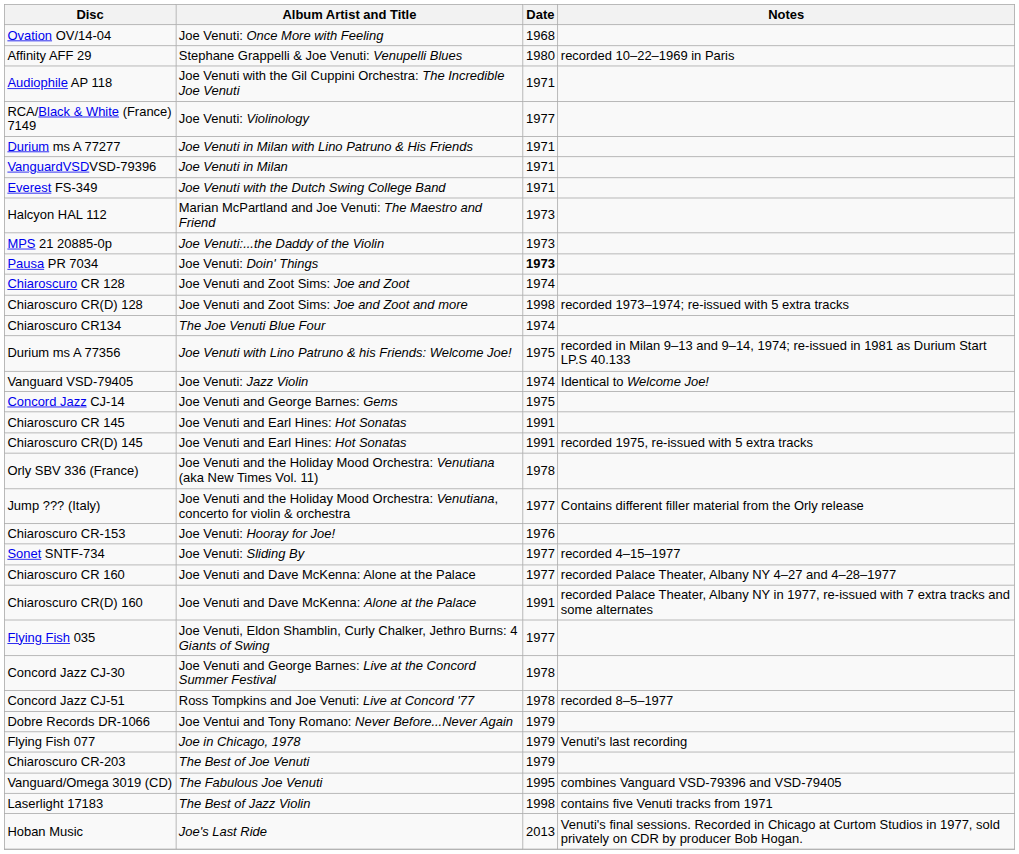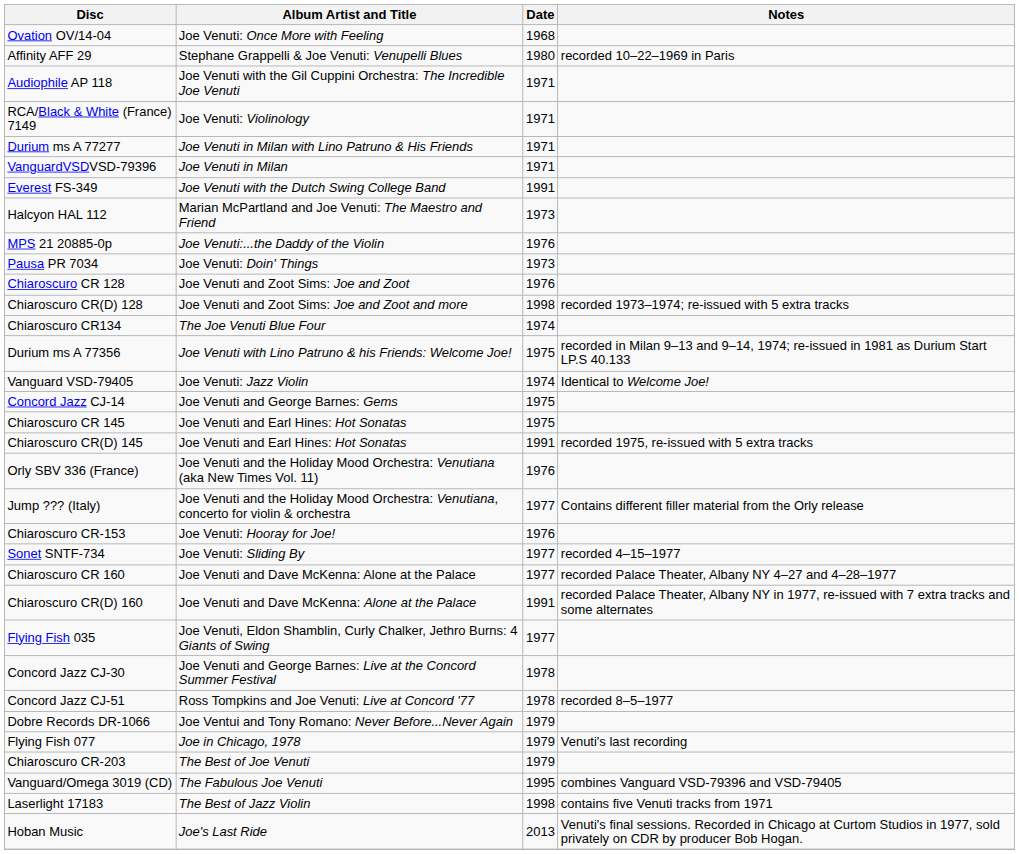(540, 118) 1977 -> (540, 118) 1971
(540, 187) 1971 -> (540, 187) 1991
(540, 243) 1973 -> (540, 243) 1976
(540, 264) bold -> (540, 264) normal
(540, 284) 1974 -> (540, 284) 1976
(540, 422) 1991 -> (540, 422) 1975
(540, 470) 1978 -> (540, 470) 1976
